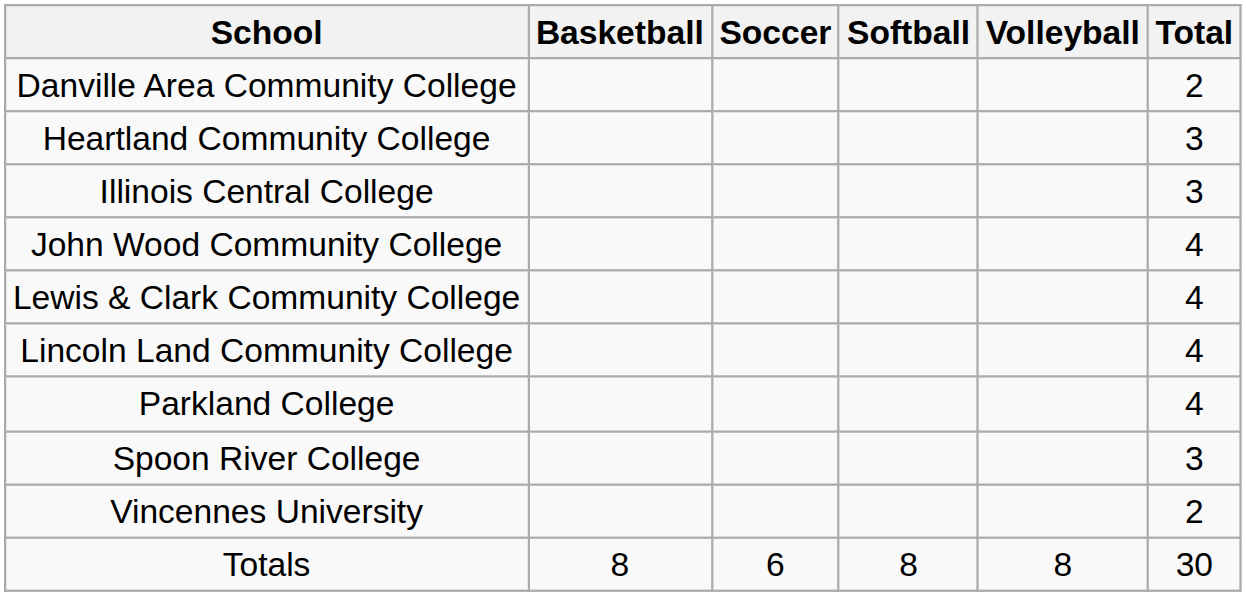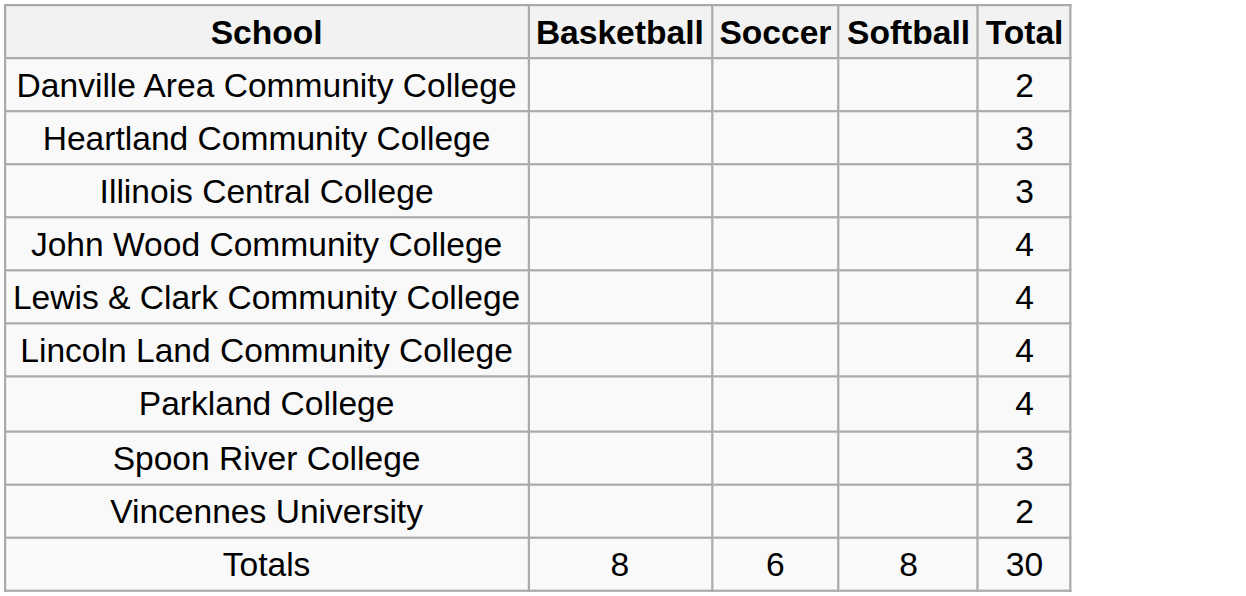- column: (1063, 32)
